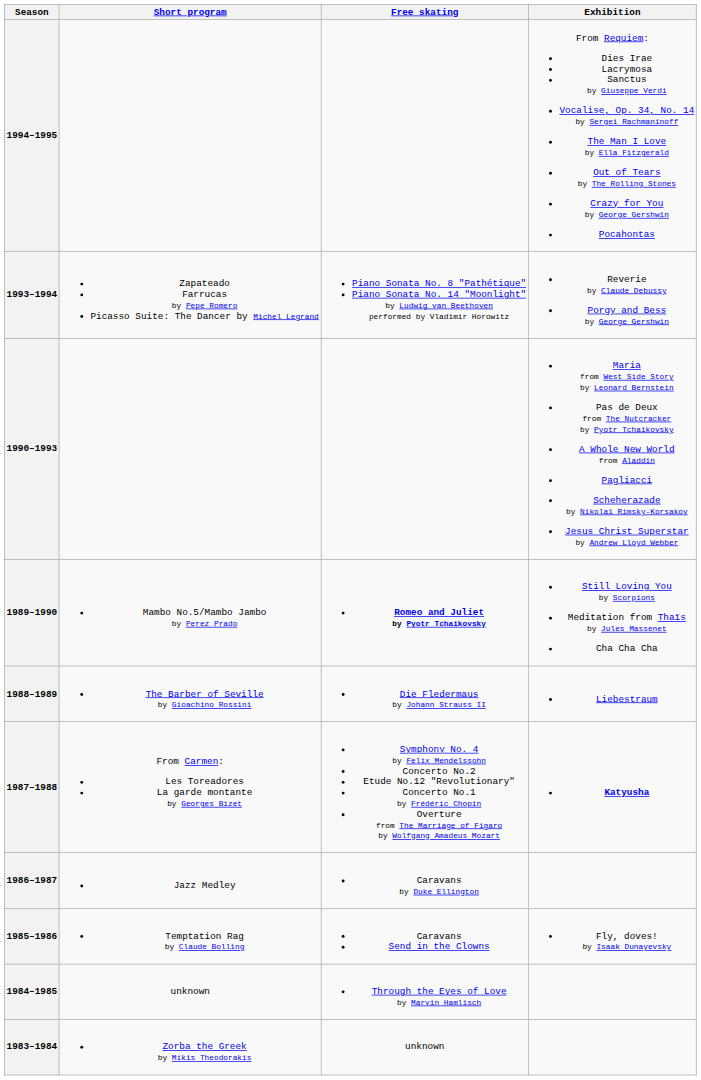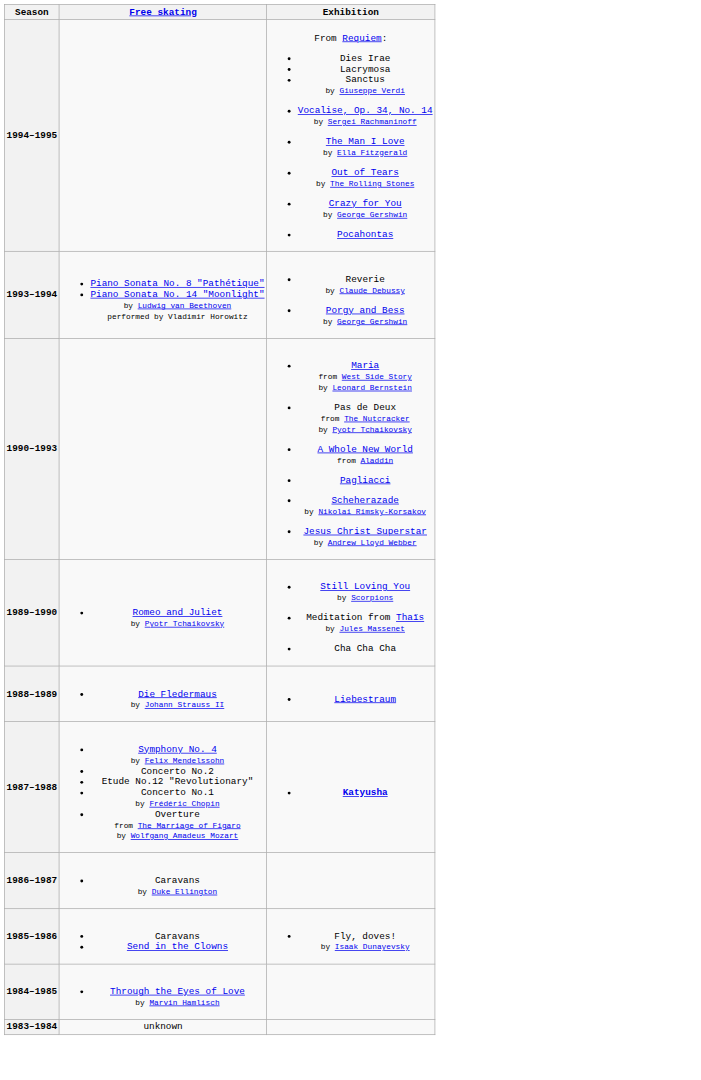- column: (190, 12)
(425, 618) bold -> (163, 618) normal
